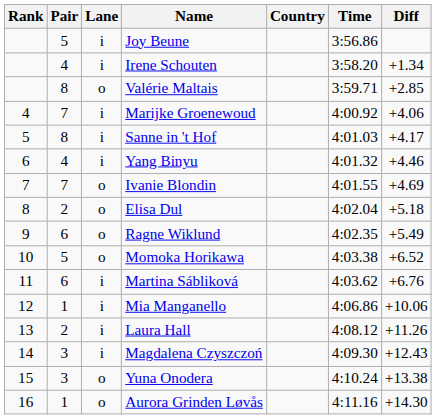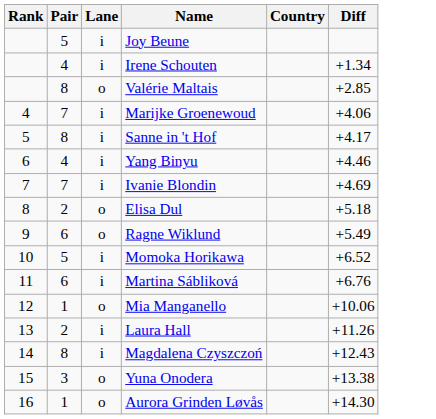- column: (355, 16)
(102, 185) o -> (102, 185) i
(102, 257) o -> (102, 257) i
(102, 305) i -> (102, 305) o
(64, 354) 3 -> (64, 354) 8
